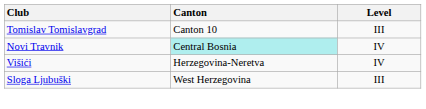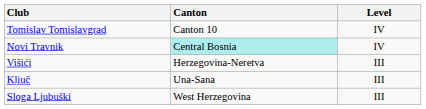(379, 29) III -> (379, 29) IV
(379, 63) IV -> (379, 63) III
+ row: (18, 79)
